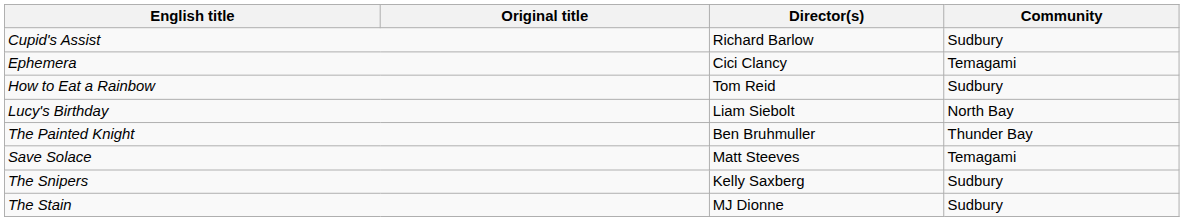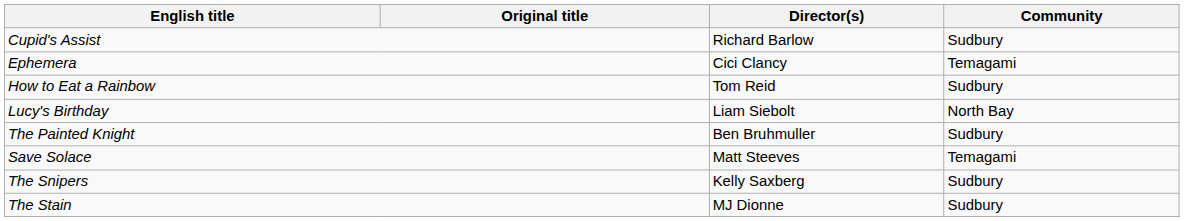(990, 134) Thunder Bay -> (975, 134) Sudbury
